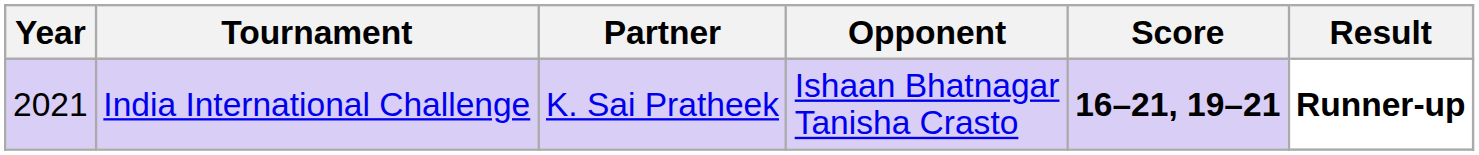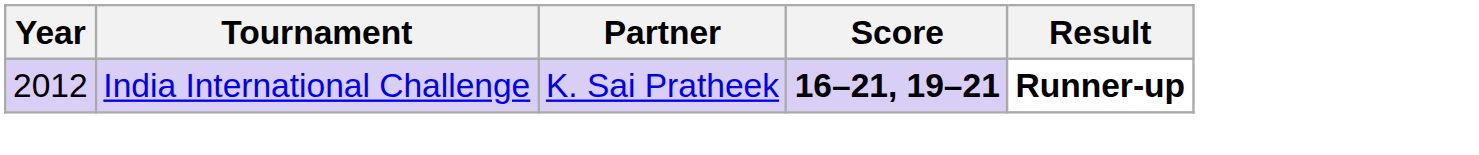- column: (927, 32)
(50, 104) 2021 -> (50, 85) 2012
